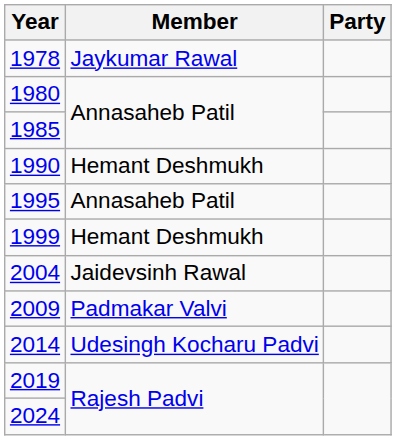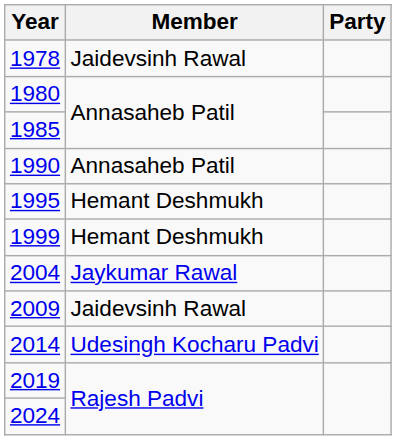(154, 58) Jaykumar Rawal -> (158, 58) Jaidevsinh Rawal
(167, 165) Hemant Deshmukh -> (153, 165) Annasaheb Patil
(153, 201) Annasaheb Patil -> (167, 201) Hemant Deshmukh
(158, 272) Jaidevsinh Rawal -> (154, 272) Jaykumar Rawal
(149, 308) Padmakar Valvi -> (158, 308) Jaidevsinh Rawal
